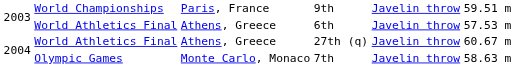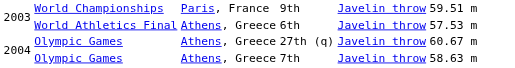(106, 41) World Athletics Final -> (79, 41) Olympic Games
(246, 58) Monte Carlo, Monaco -> (228, 58) Athens, Greece
